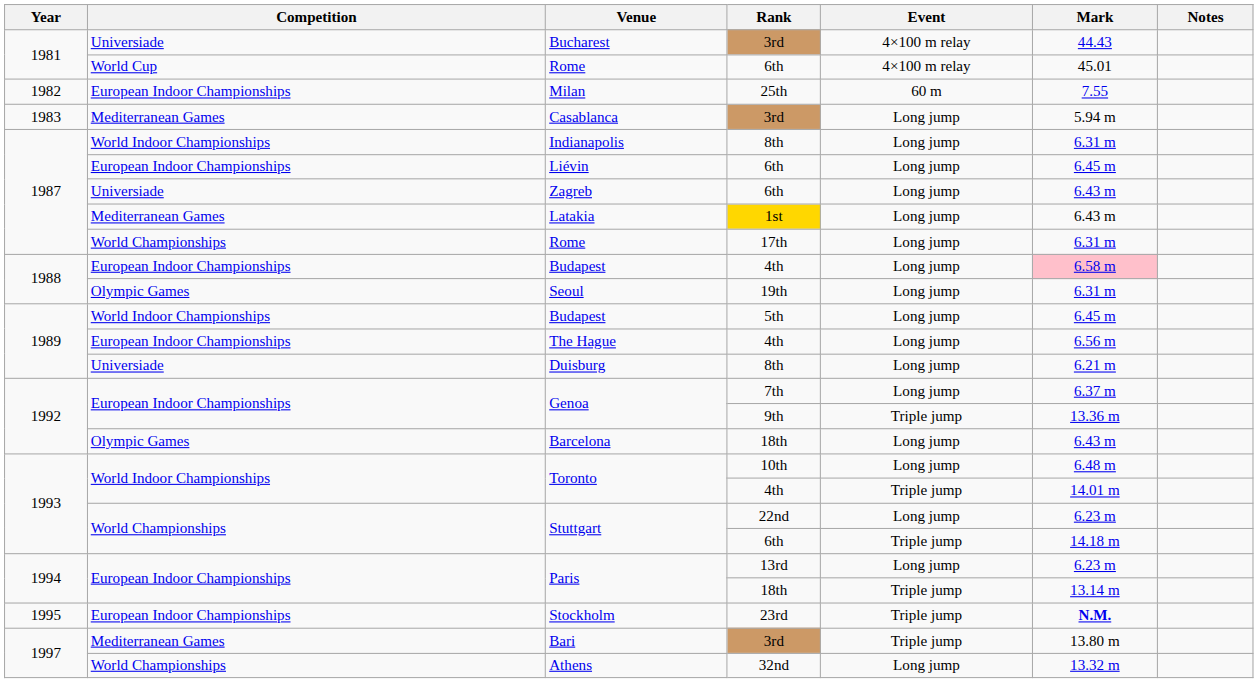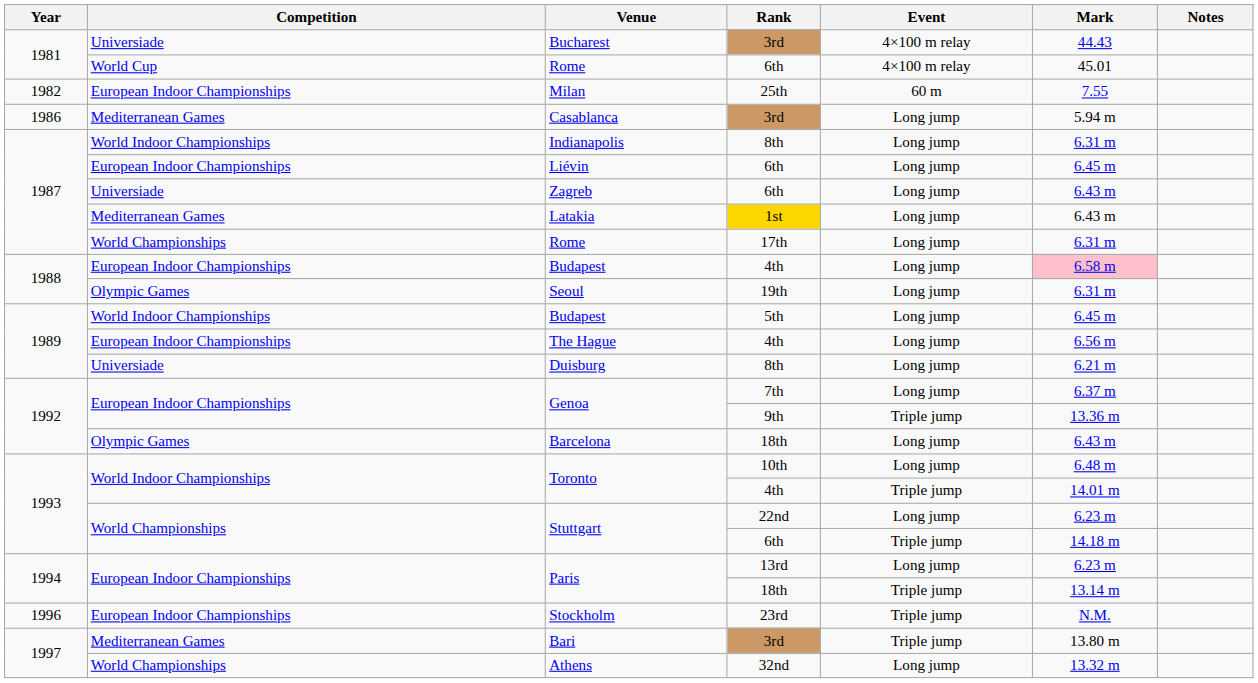(46, 117) 1983 -> (46, 117) 1986
(46, 615) 1995 -> (46, 615) 1996
(1095, 615) bold -> (1095, 615) normal
